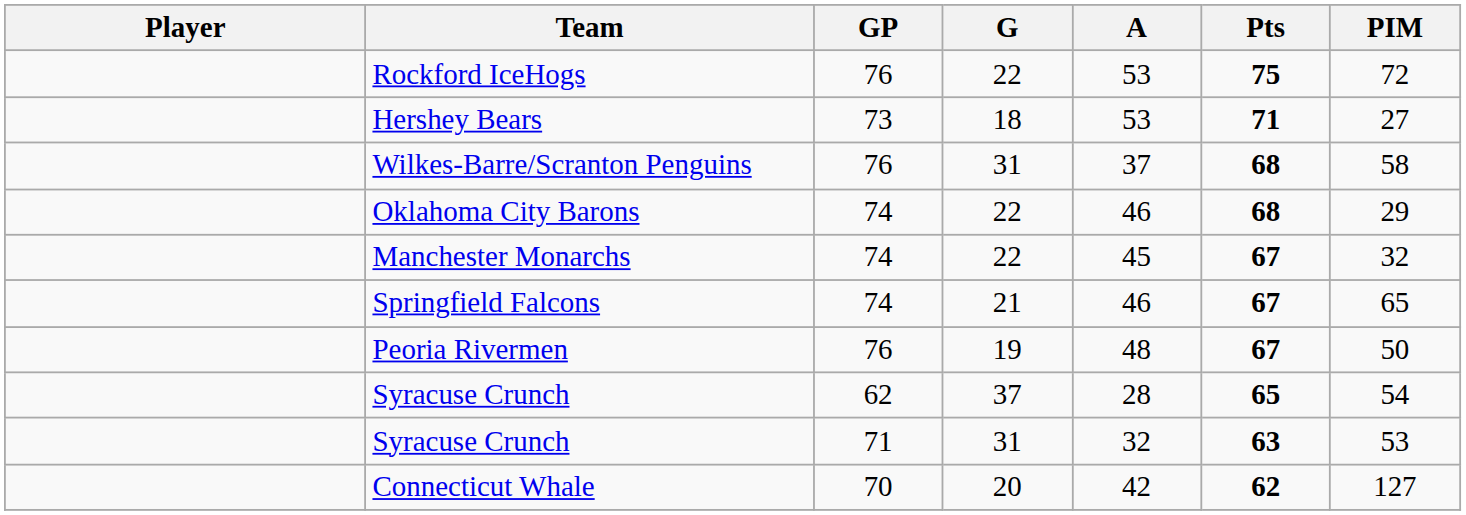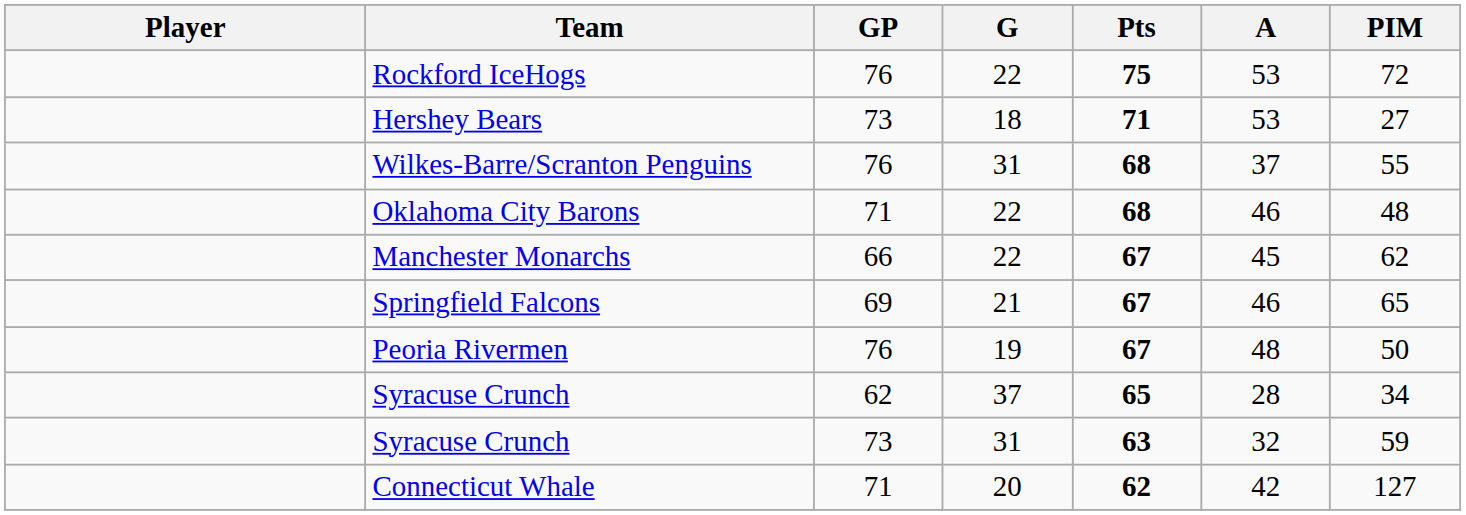columns swapped: (1136, 27) <-> (1266, 27)
(1395, 165) 58 -> (1395, 165) 55
(878, 211) 74 -> (878, 211) 71
(1395, 211) 29 -> (1395, 211) 48
(878, 257) 74 -> (878, 257) 66
(1395, 257) 32 -> (1395, 257) 62
(878, 303) 74 -> (878, 303) 69
(1395, 394) 54 -> (1395, 394) 34
(878, 440) 71 -> (878, 440) 73
(1395, 440) 53 -> (1395, 440) 59
(878, 486) 70 -> (878, 486) 71
